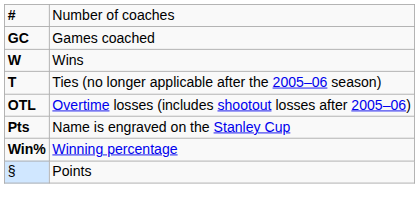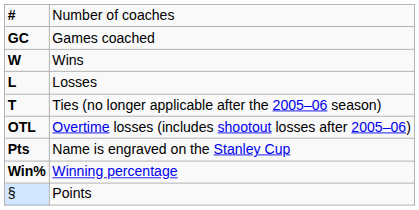+ row: (12, 82)
